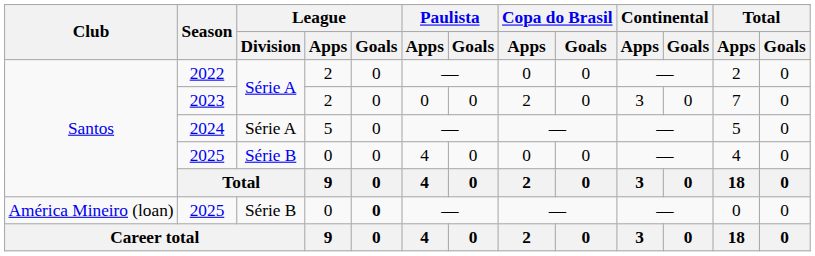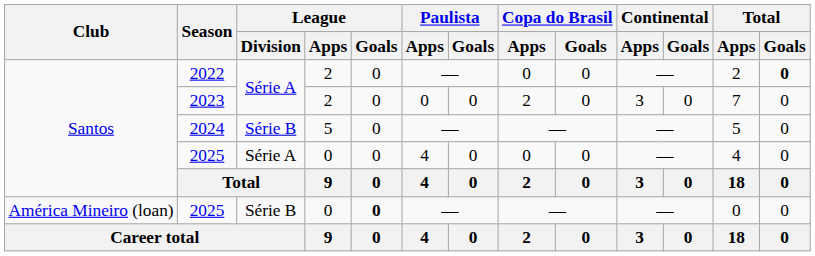(785, 73) normal -> (785, 73) bold
(271, 127) Série A -> (271, 127) Série B
(271, 155) Série B -> (271, 155) Série A
